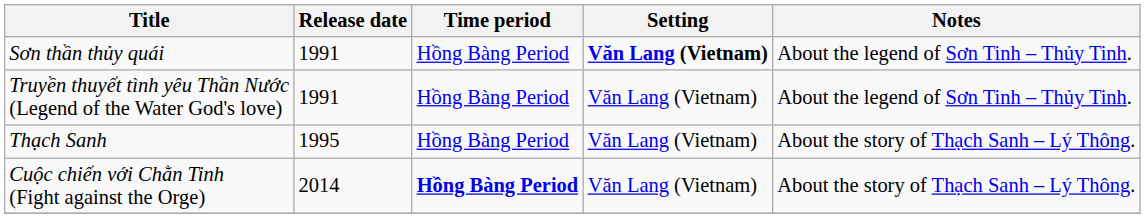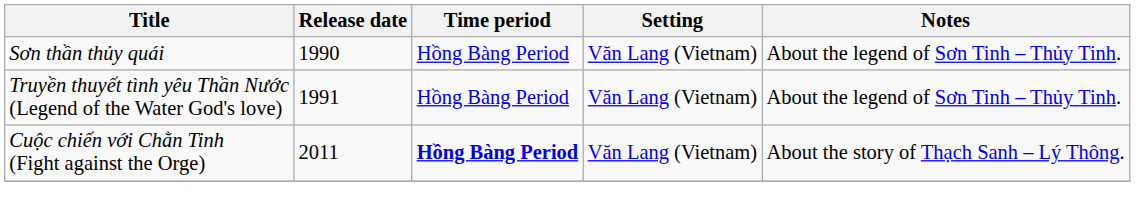(319, 53) 1991 -> (319, 53) 1990
(678, 53) bold -> (672, 53) normal
- row: (58, 141)
(319, 185) 2014 -> (319, 152) 2011
